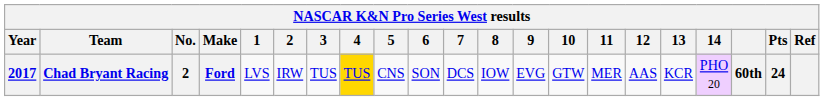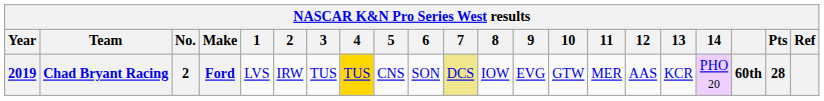(22, 74) 2017 -> (22, 74) 2019
(460, 74) no background -> (460, 74) khaki background
(778, 74) 24 -> (778, 74) 28
